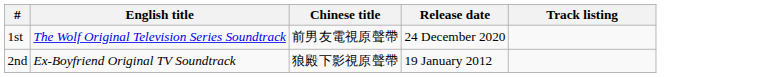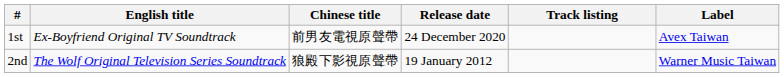+ column: (717, 15)
(160, 37) The Wolf Original Television Series Soundtrack -> (135, 37) Ex-Boyfriend Original TV Soundtrack
(135, 60) Ex-Boyfriend Original TV Soundtrack -> (160, 60) The Wolf Original Television Series Soundtrack
